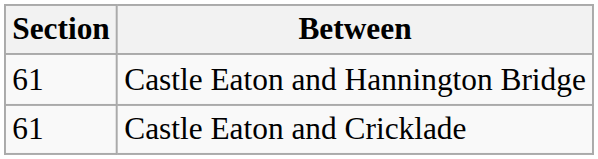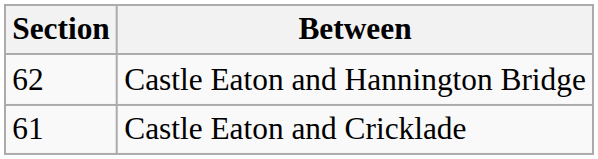(28, 79) 61 -> (28, 79) 62
